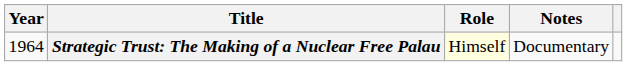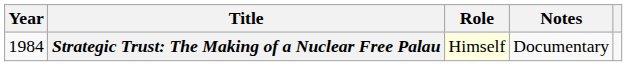(26, 46) 1964 -> (26, 46) 1984
